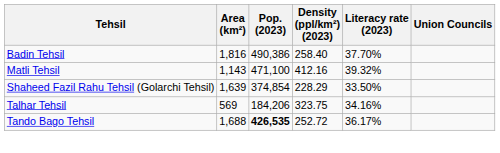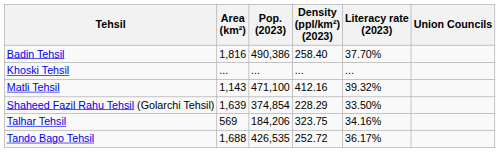+ row: (38, 71)
(270, 122) bold -> (270, 139) normal
